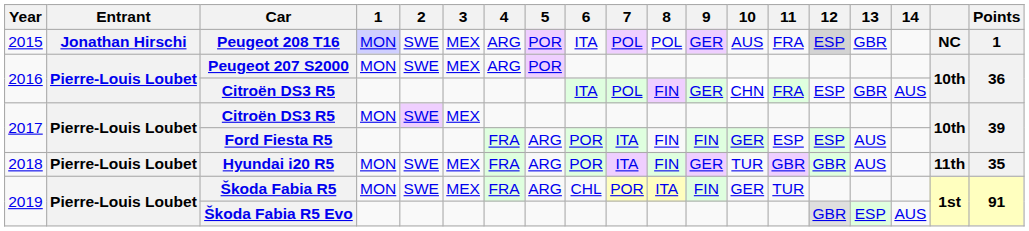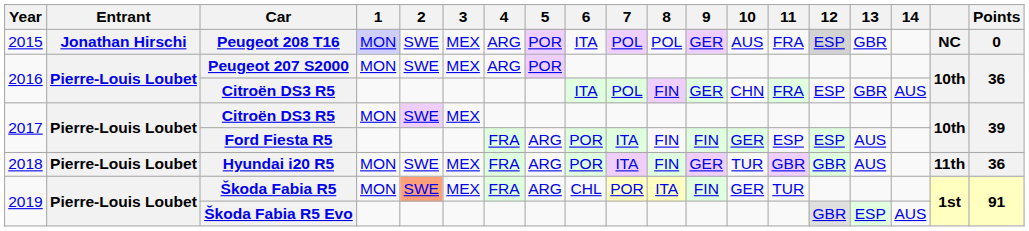(997, 42) 1 -> (997, 42) 0
(997, 165) 35 -> (997, 165) 36
(421, 189) no background -> (421, 189) lightsalmon background
